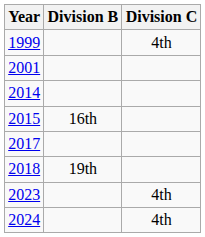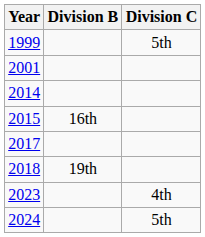(161, 42) 4th -> (161, 42) 5th
(161, 220) 4th -> (161, 220) 5th
